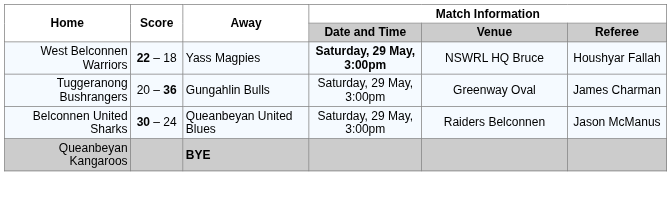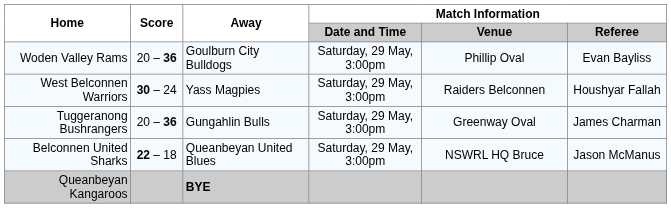+ row: (74, 58)
(157, 58) 22 – 18 -> (157, 90) 30 – 24
(365, 58) bold -> (365, 90) normal
(494, 58) NSWRL HQ Bruce -> (494, 90) Raiders Belconnen
(157, 122) 30 – 24 -> (157, 154) 22 – 18
(494, 122) Raiders Belconnen -> (494, 154) NSWRL HQ Bruce
